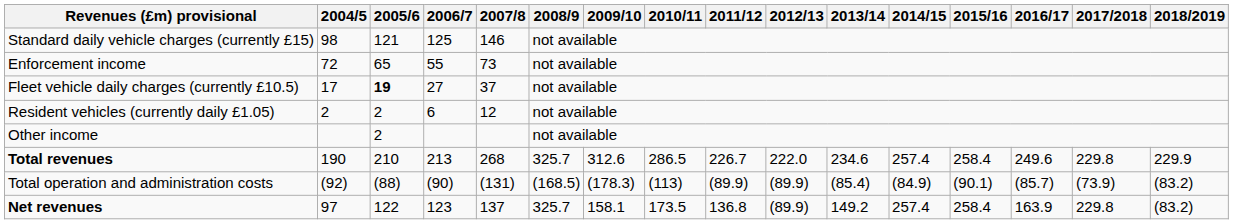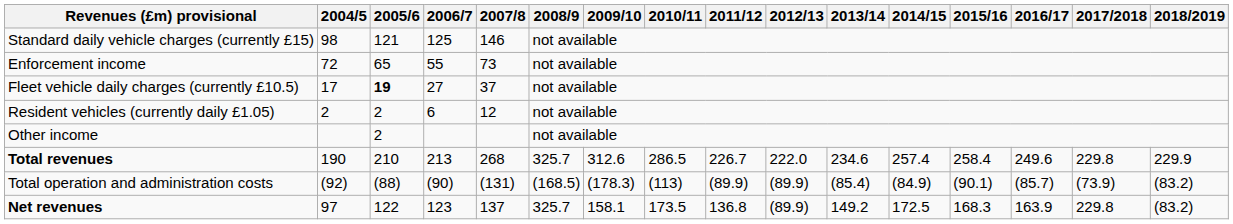(911, 207) 257.4 -> (911, 207) 172.5
(972, 207) 258.4 -> (972, 207) 168.3
